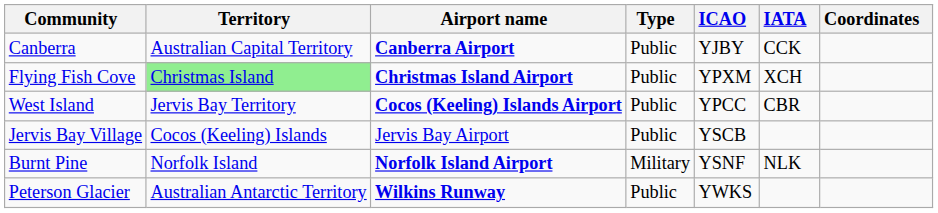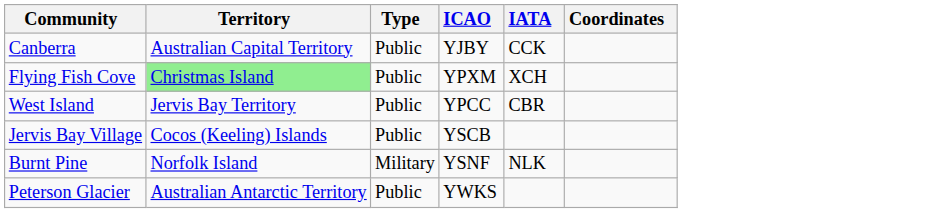- column: (498, 18)
